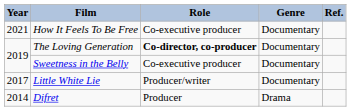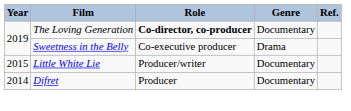- row: (86, 30)
(291, 64) Documentary -> (271, 47) Drama
(18, 81) 2017 -> (18, 64) 2015
(276, 98) Drama -> (286, 81) Documentary
